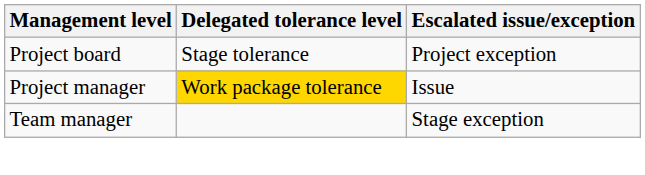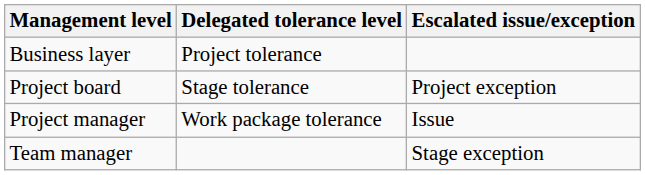+ row: (70, 53)
(282, 86) gold background -> (282, 119) no background
